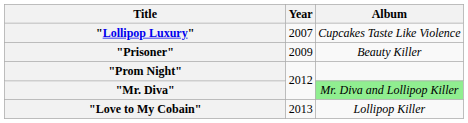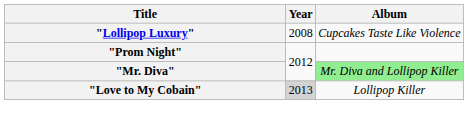(301, 33) 2007 -> (301, 33) 2008
- row: (145, 52)
(301, 109) no background -> (301, 90) lightgrey background
